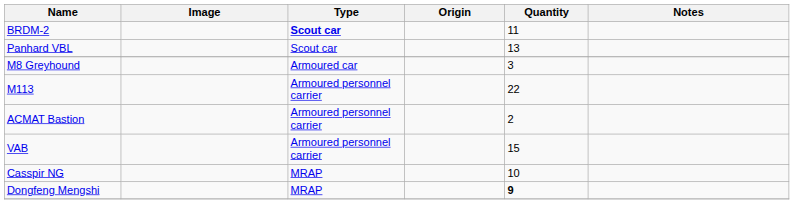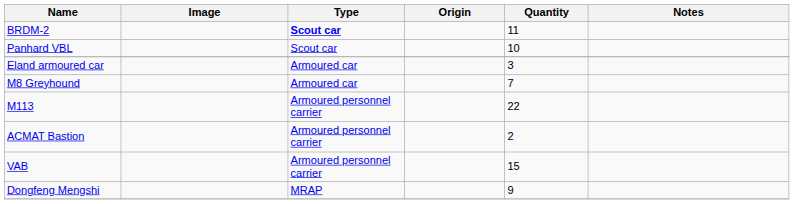(514, 48) 13 -> (514, 48) 10
+ row: (55, 65)
(511, 65) 3 -> (511, 83) 7
- row: (35, 173)
(511, 190) bold -> (511, 190) normal
